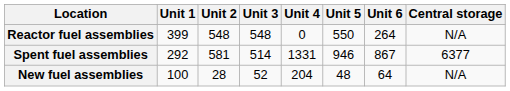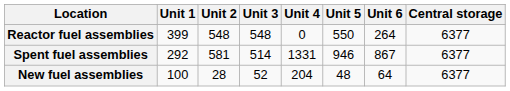(456, 34) N/A -> (456, 34) 6377
(456, 75) N/A -> (456, 75) 6377
